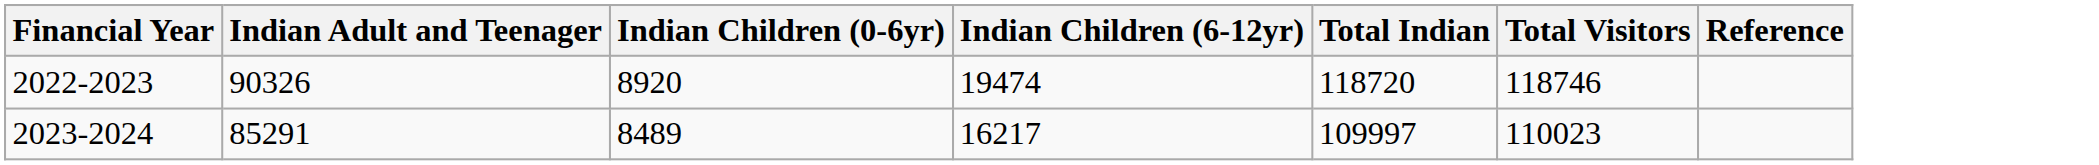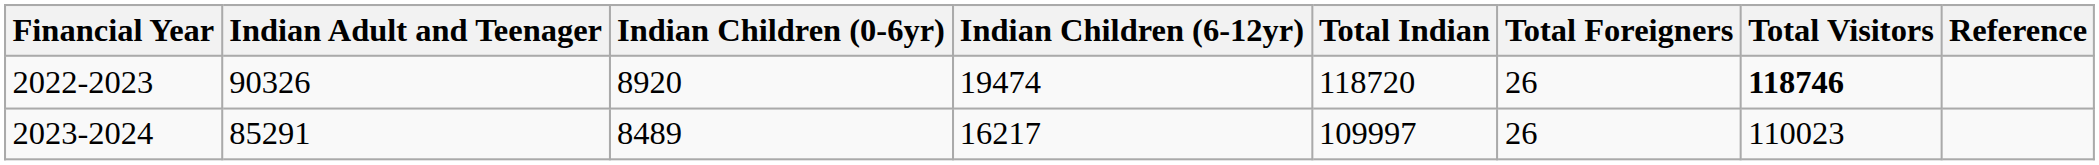+ column: (1619, 30)
(1553, 81) normal -> (1796, 81) bold
